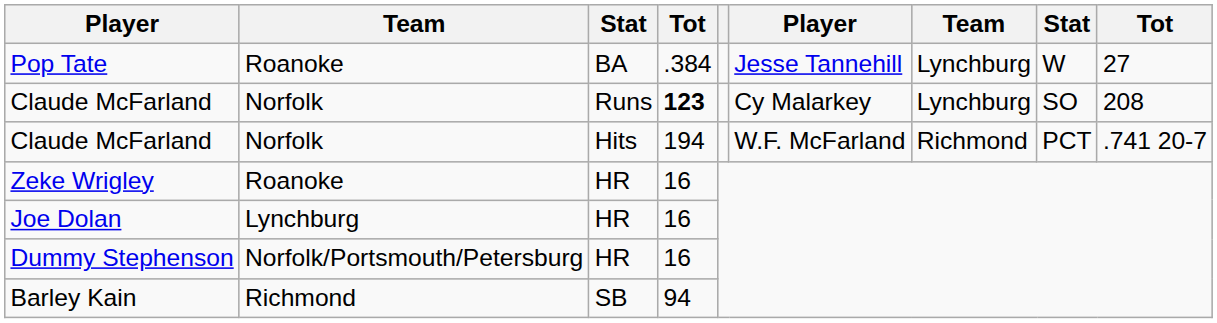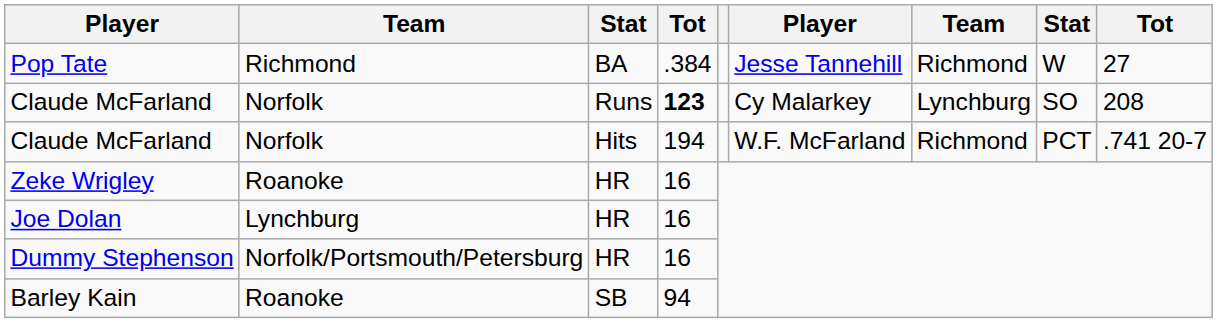(294, 63) Roanoke -> (301, 63) Richmond
(974, 63) Lynchburg -> (972, 63) Richmond
(301, 297) Richmond -> (294, 297) Roanoke
